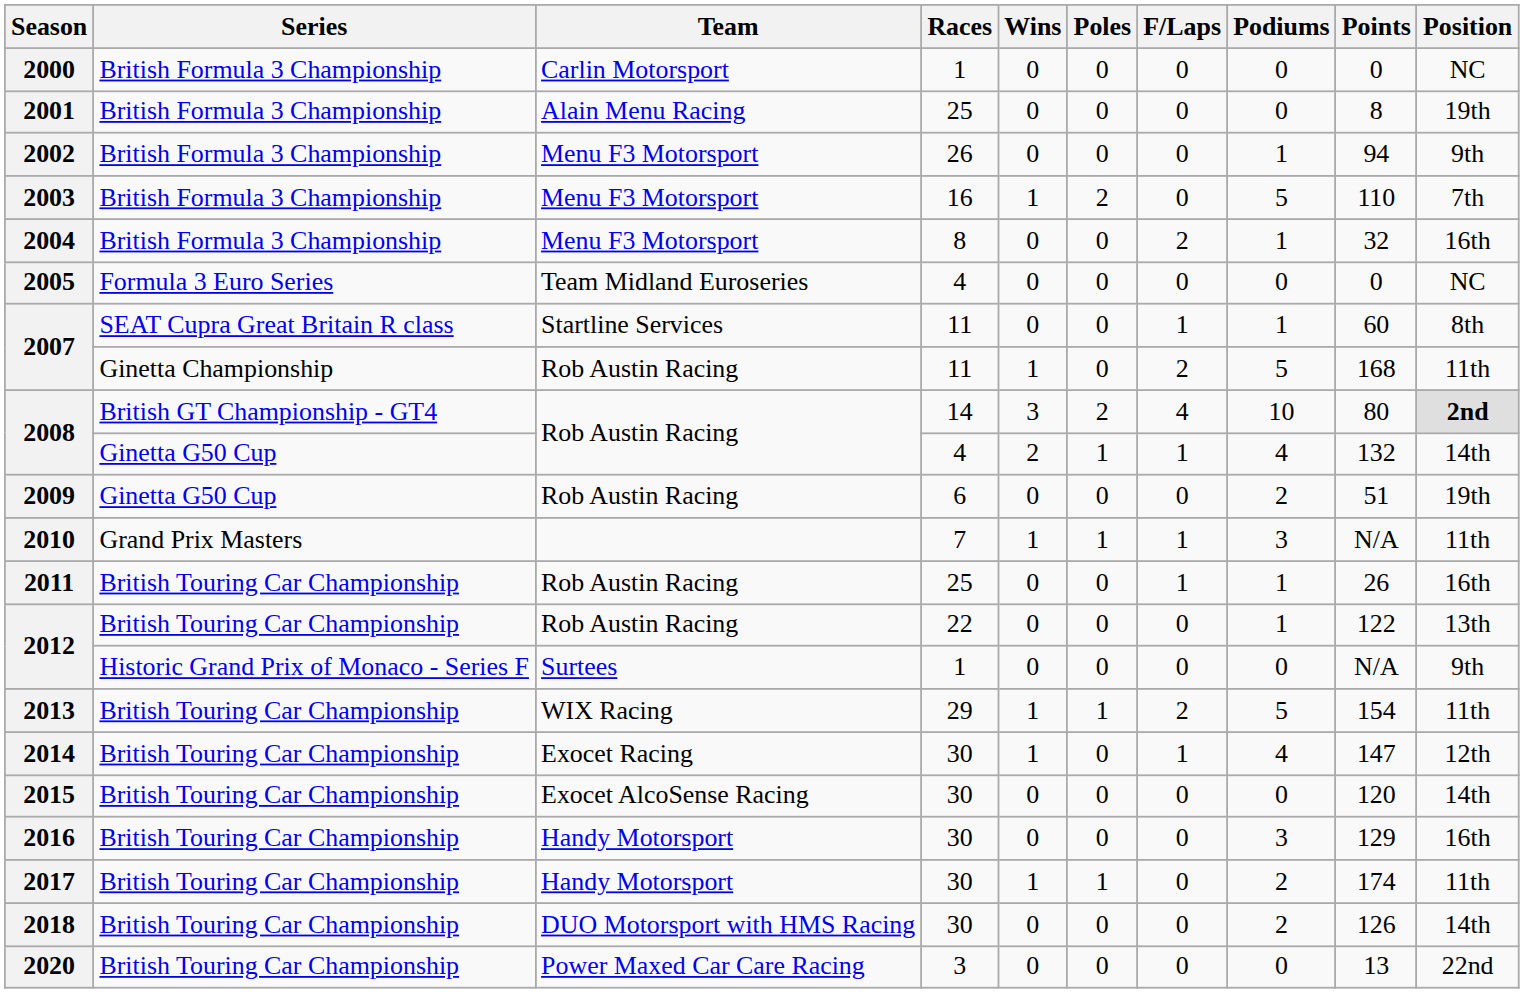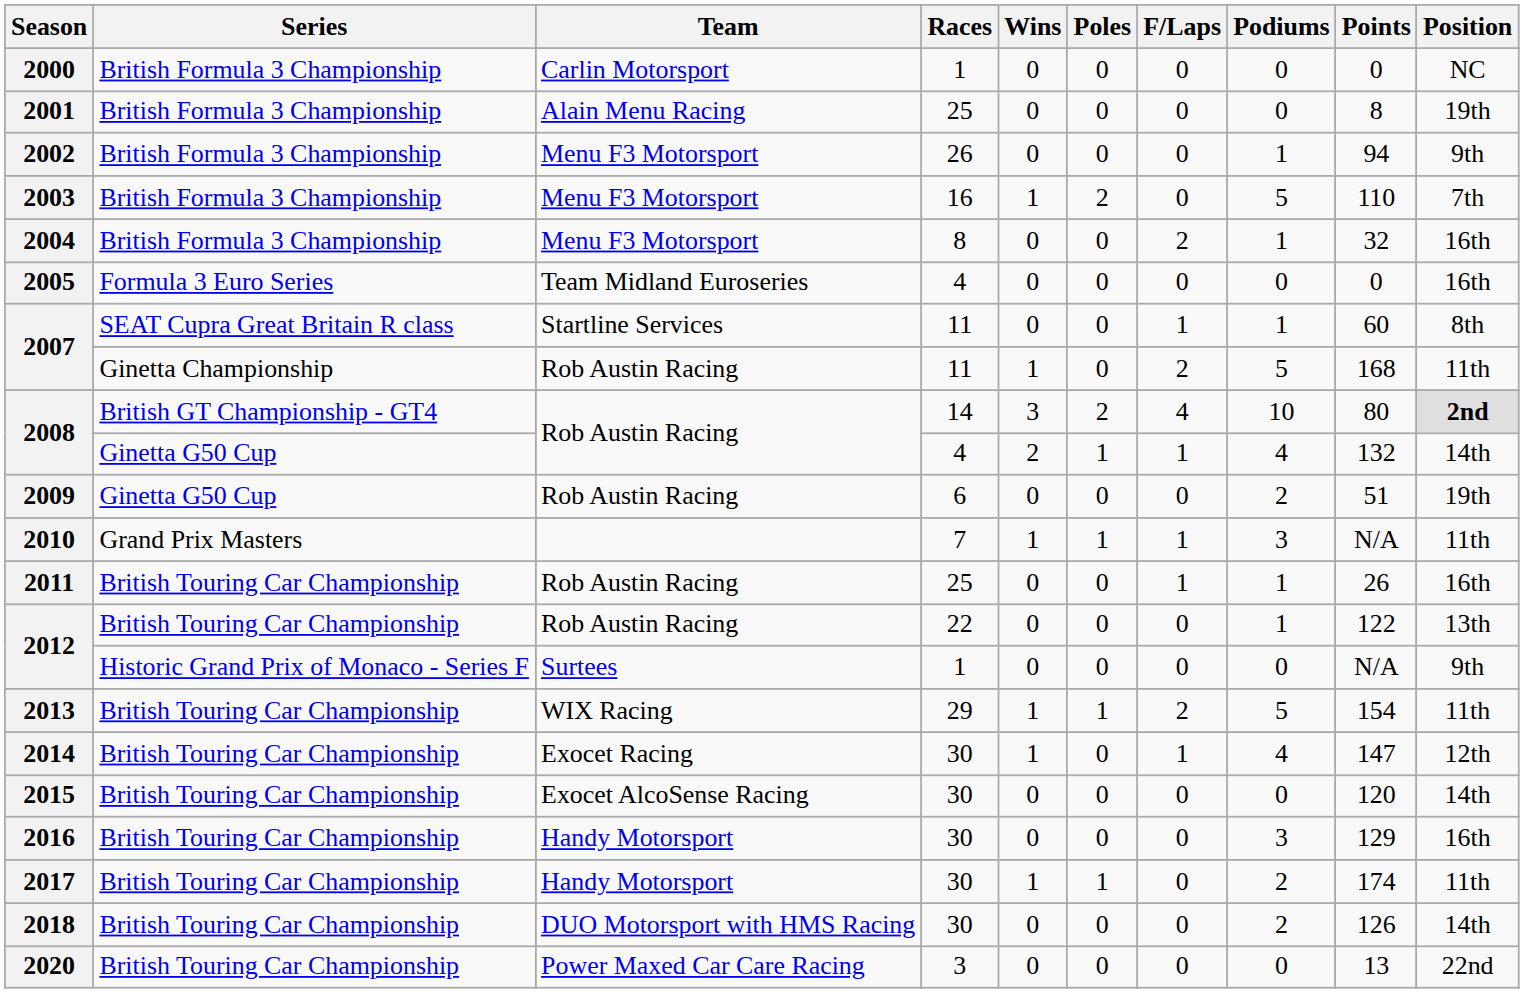(1468, 282) NC -> (1468, 282) 16th
